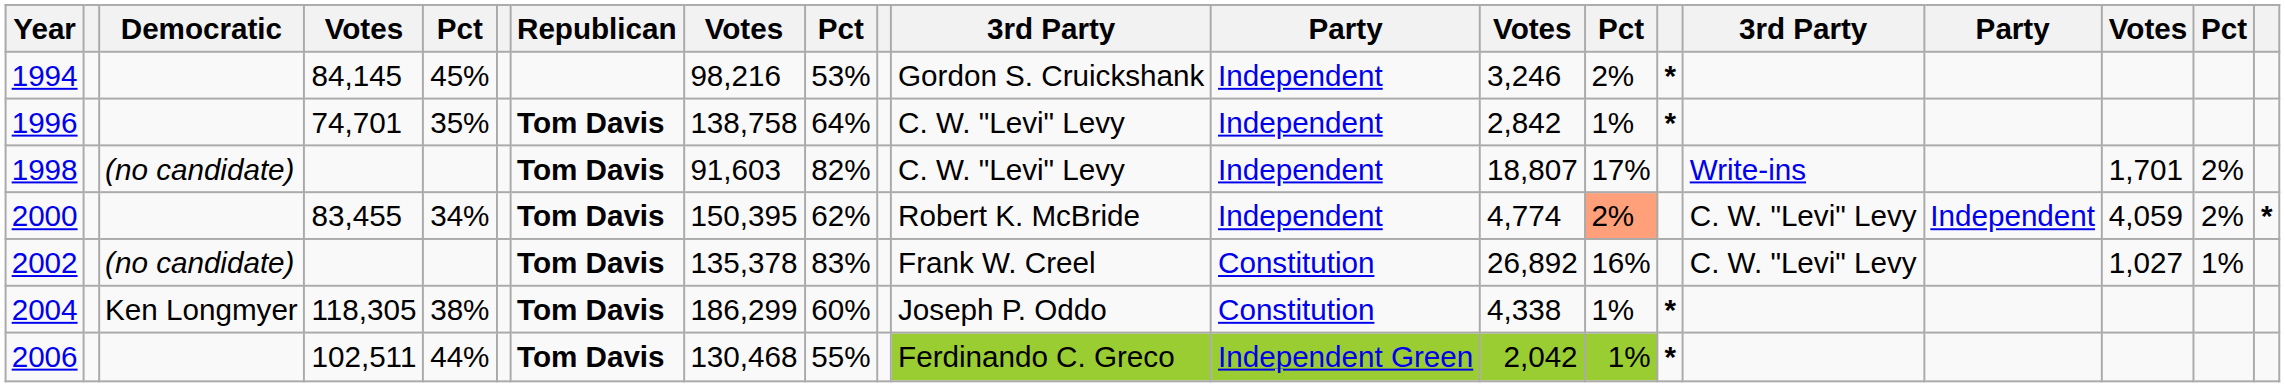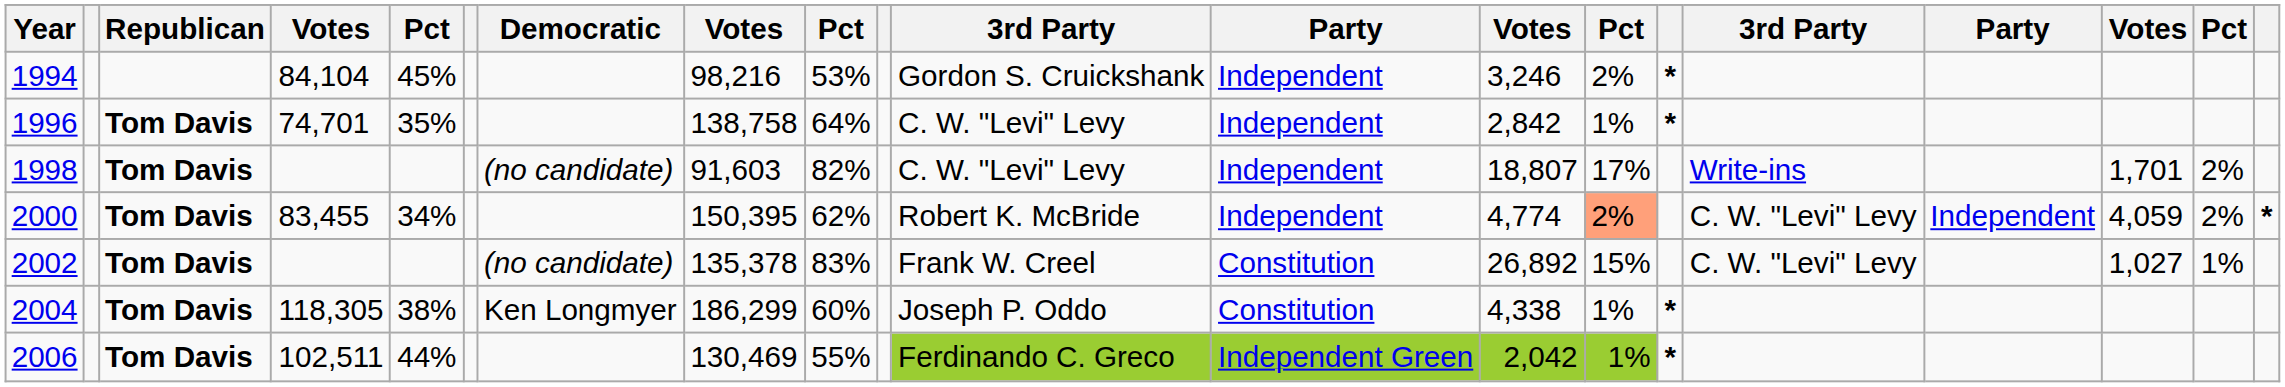columns swapped: (201, 28) <-> (597, 28)
(357, 75) 84,145 -> (324, 75) 84,104
(1621, 263) 16% -> (1621, 263) 15%
(744, 357) 130,468 -> (744, 357) 130,469
